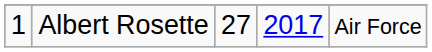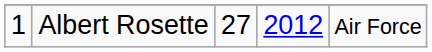(293, 25) 2017 -> (293, 25) 2012
